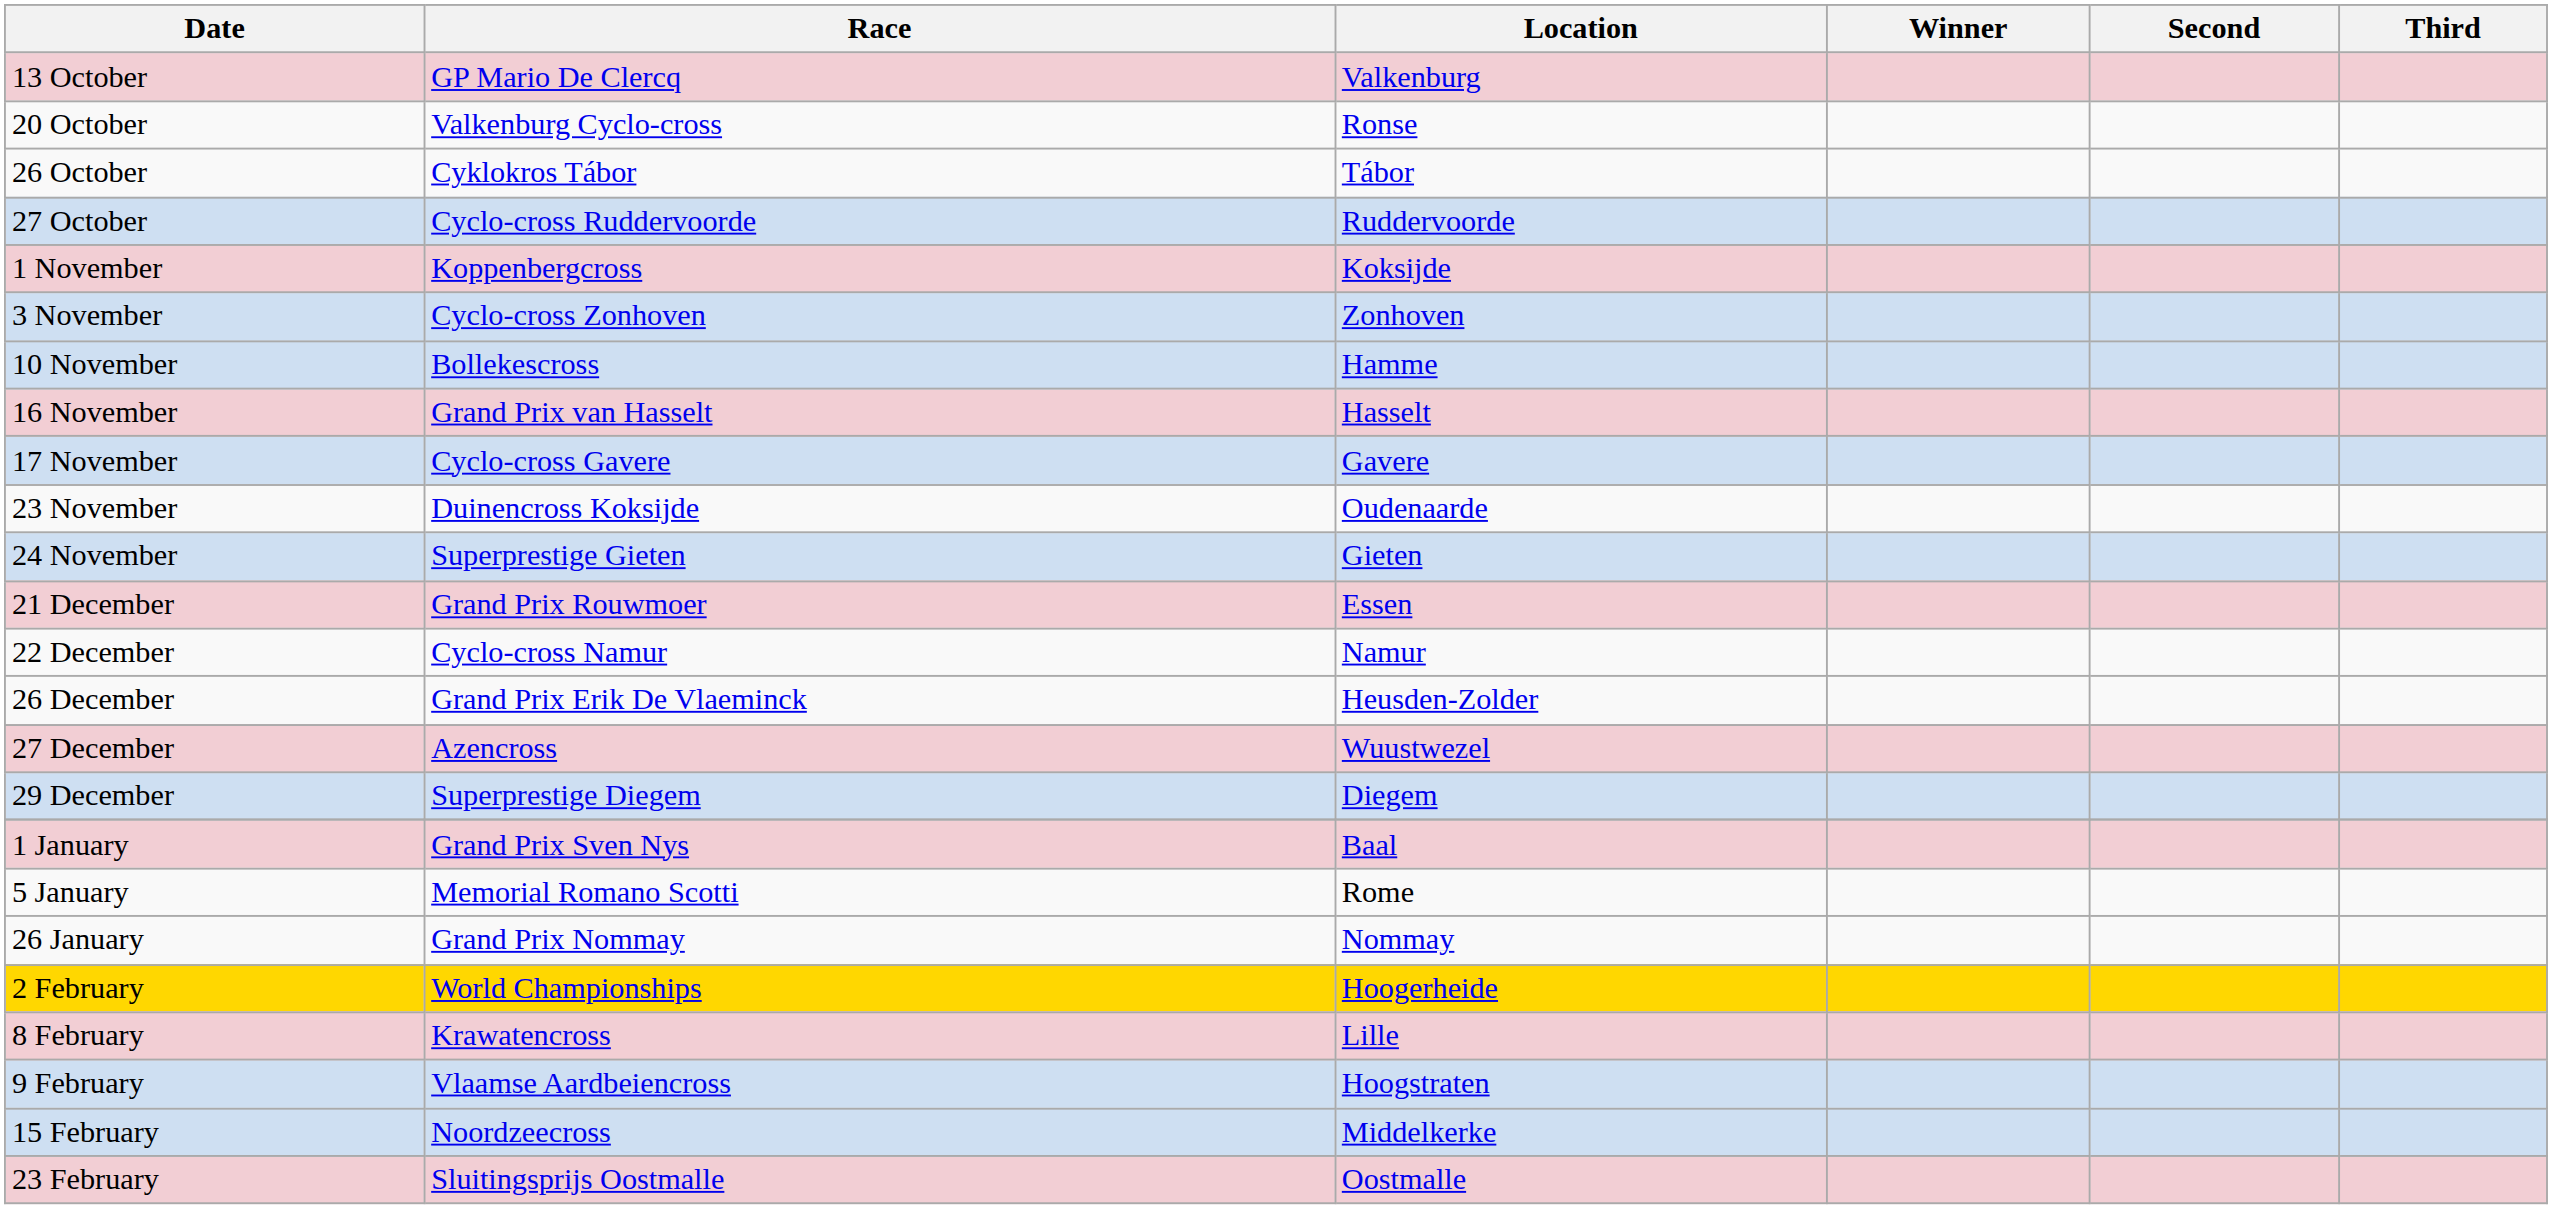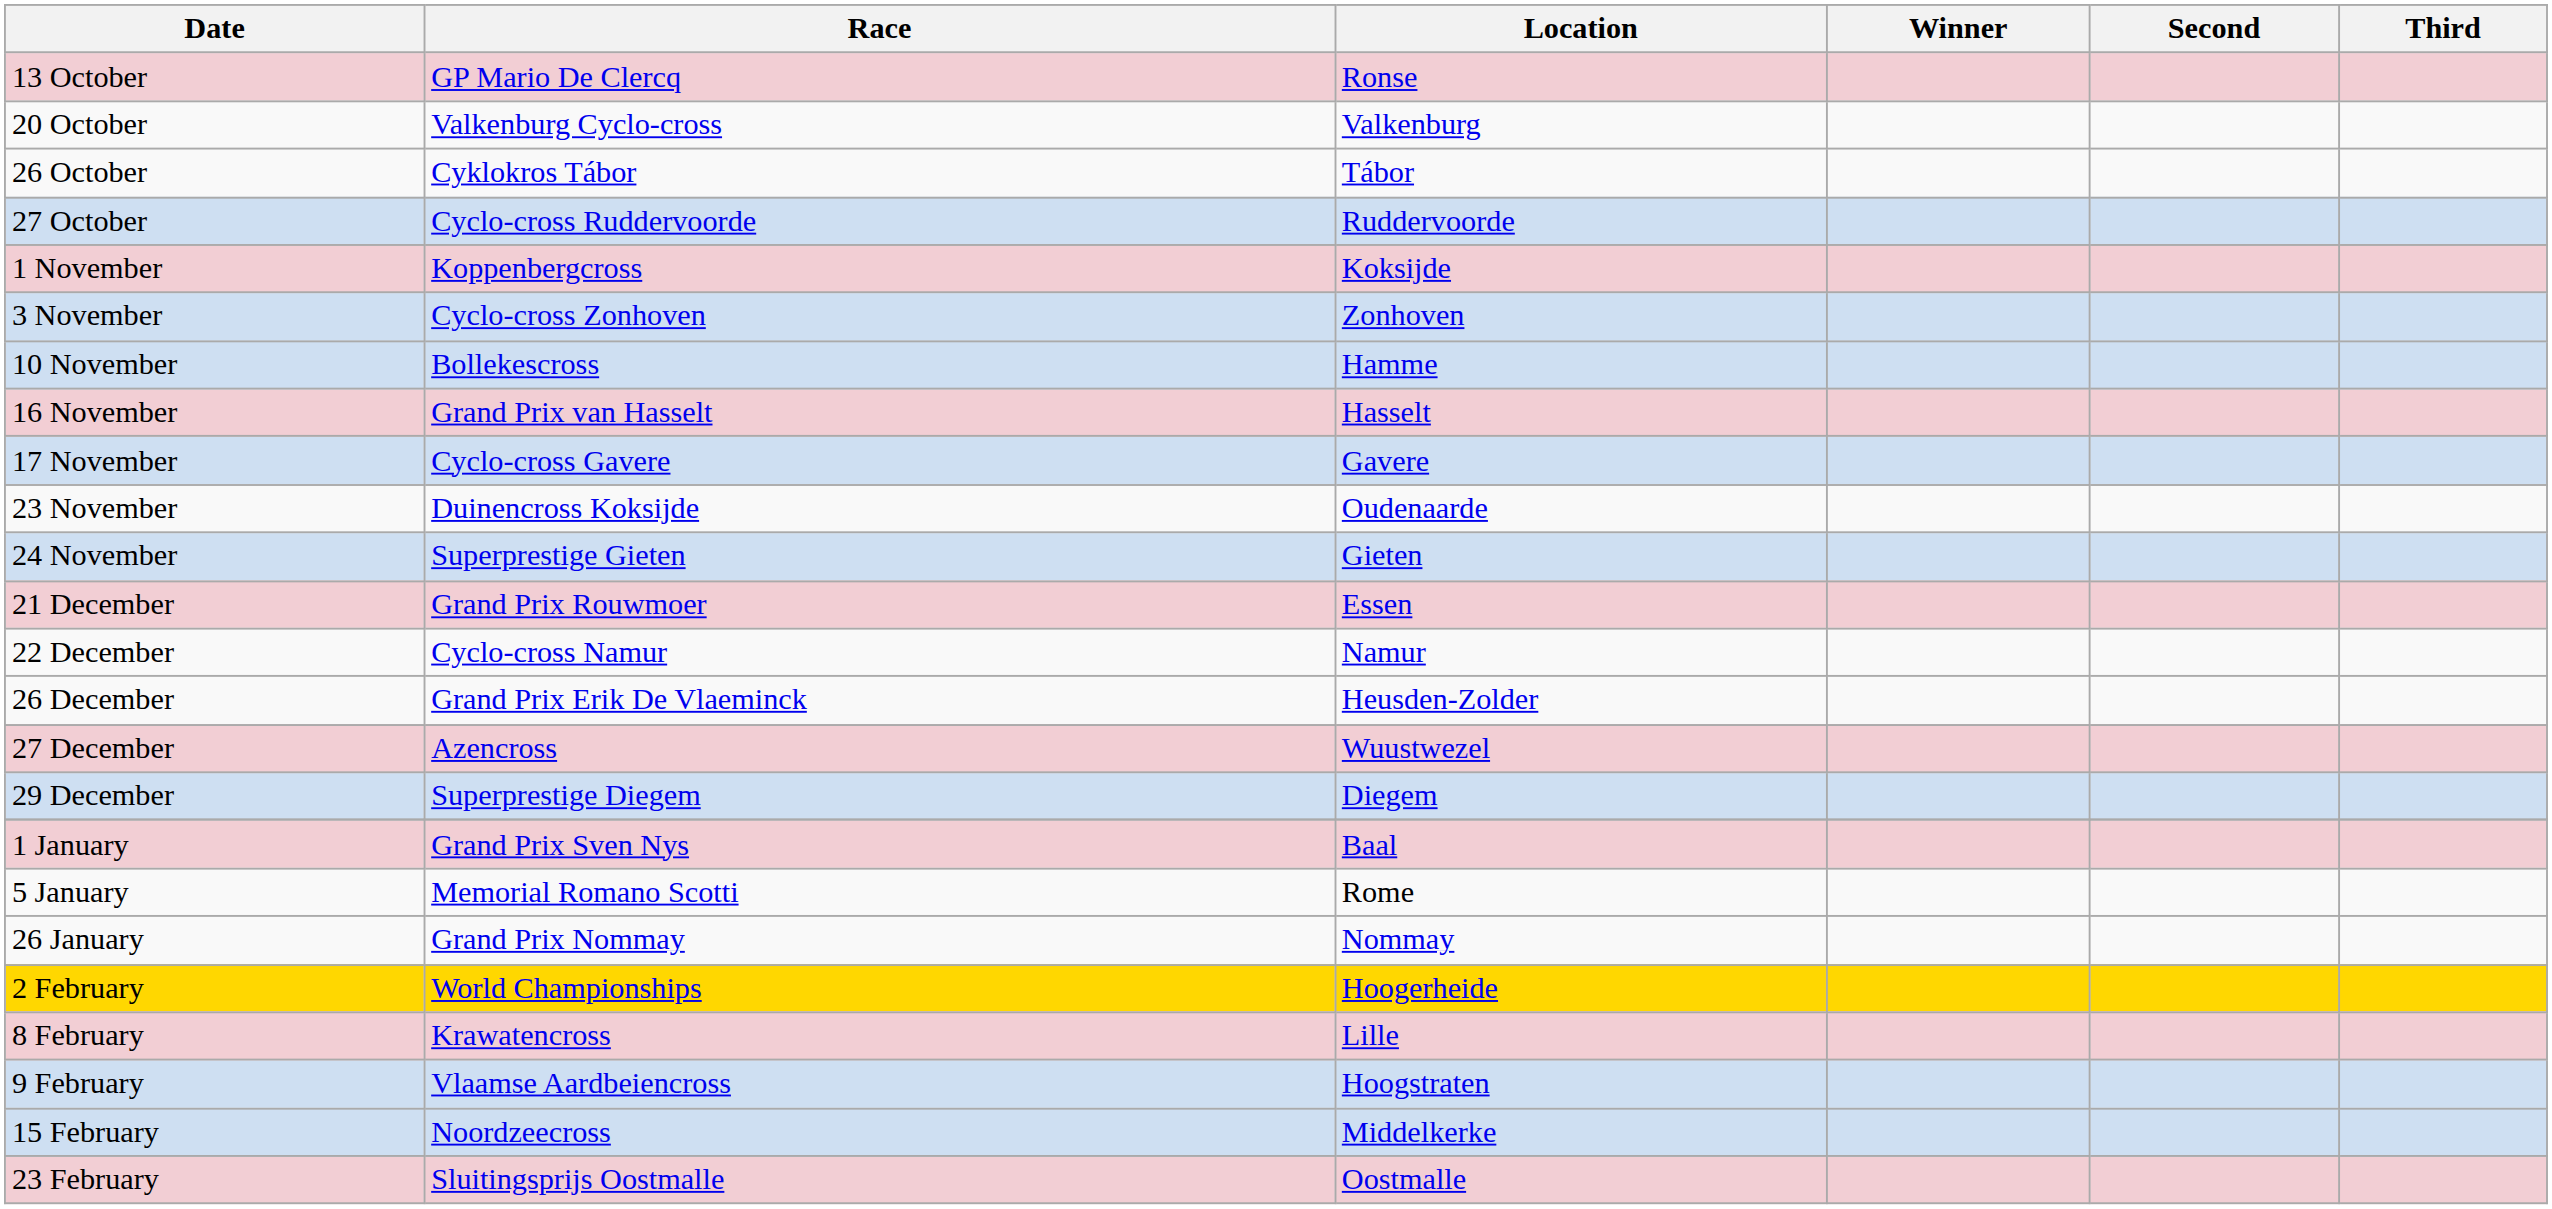(1411, 76) Valkenburg -> (1380, 76) Ronse
(1380, 124) Ronse -> (1411, 124) Valkenburg
